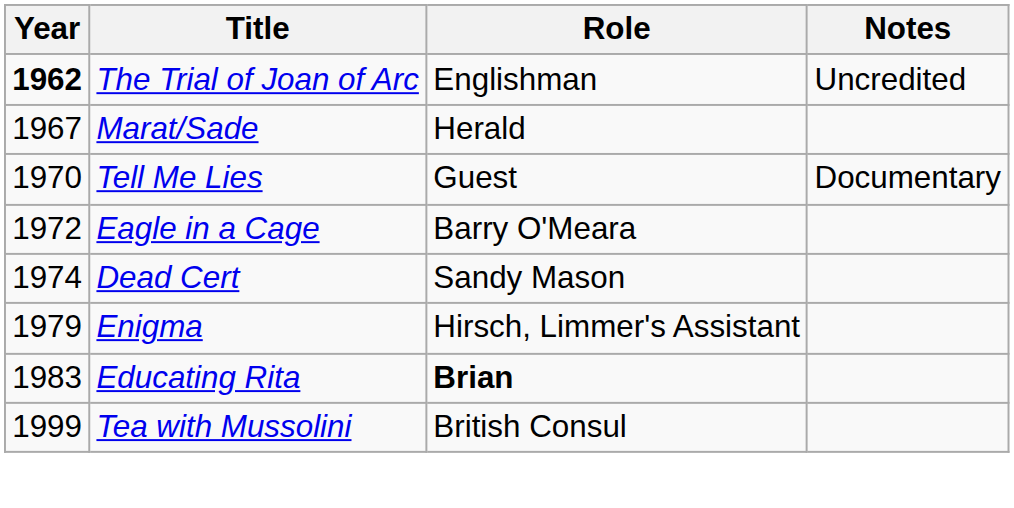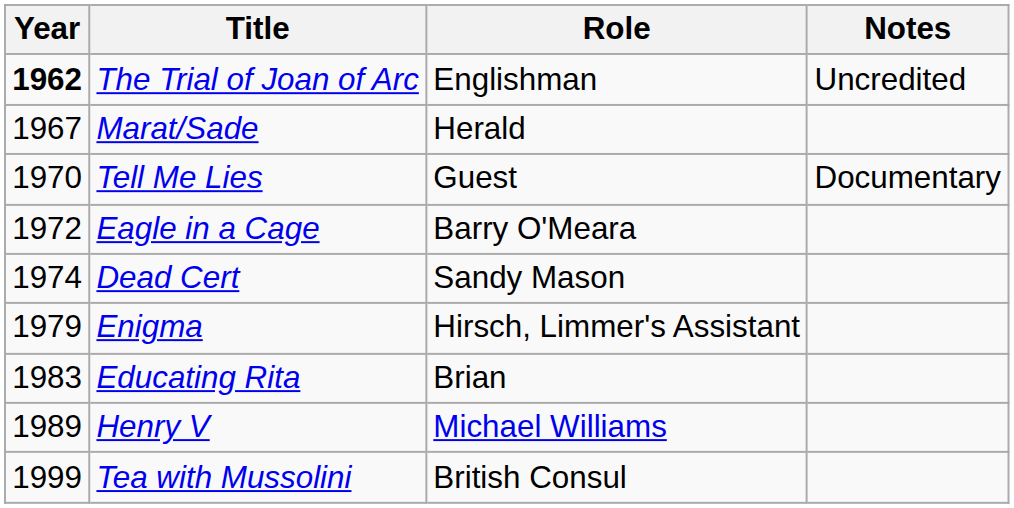(473, 377) bold -> (470, 377) normal
+ row: (153, 427)
